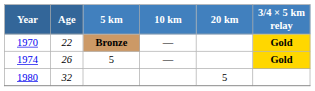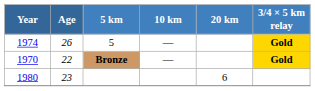rows swapped: (27, 43) <-> (27, 60)
(67, 77) 32 -> (67, 77) 23
(225, 77) 5 -> (225, 77) 6
